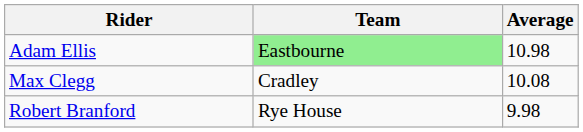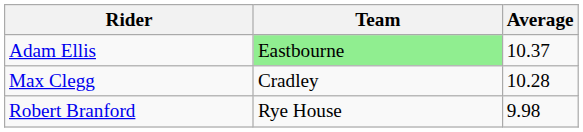(528, 50) 10.98 -> (528, 50) 10.37
(528, 80) 10.08 -> (528, 80) 10.28
